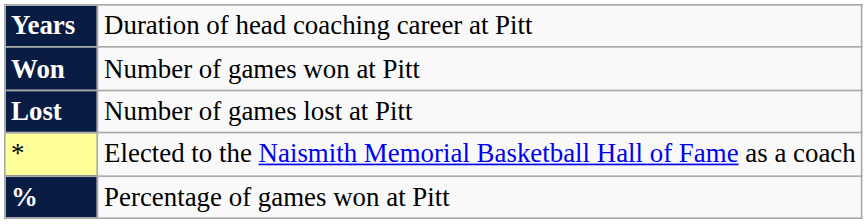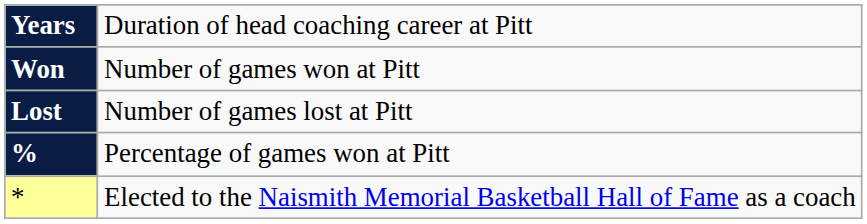rows swapped: (24, 196) <-> (18, 153)
